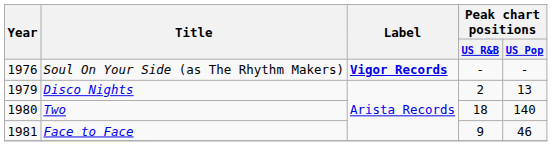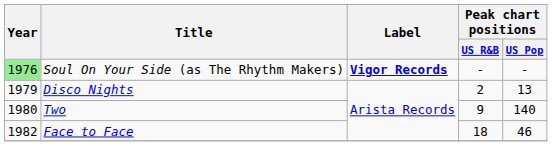(22, 70) no background -> (22, 70) lightgreen background
(480, 110) 18 -> (480, 110) 9
(22, 131) 1981 -> (22, 131) 1982
(480, 131) 9 -> (480, 131) 18
